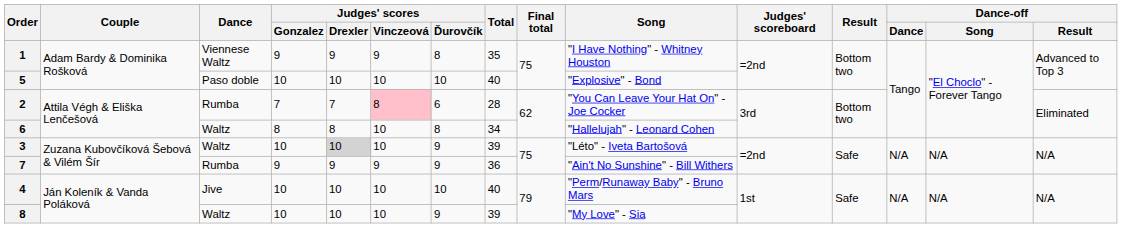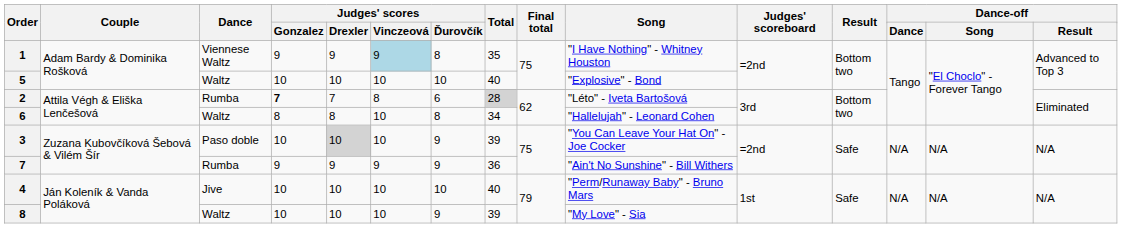(377, 55) no background -> (377, 55) lightblue background
(231, 80) Paso doble -> (216, 80) Waltz
(277, 104) normal -> (277, 98) bold
(377, 104) pink background -> (377, 98) no background
(494, 104) no background -> (494, 98) lightgrey background
(647, 104) "You Can Leave Your Hat On" - Joe Cocker -> (628, 98) "Léto" - Iveta Bartošová
(216, 147) Waltz -> (231, 140) Paso doble
(628, 147) "Léto" - Iveta Bartošová -> (647, 140) "You Can Leave Your Hat On" - Joe Cocker
